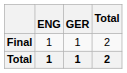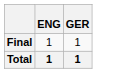- column: (107, 19)
